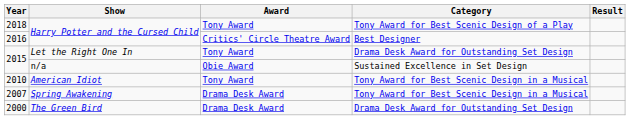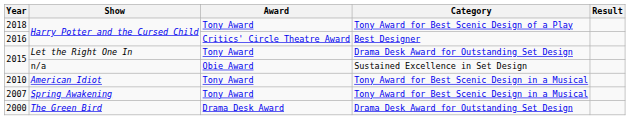(243, 94) Drama Desk Award -> (228, 94) Tony Award
